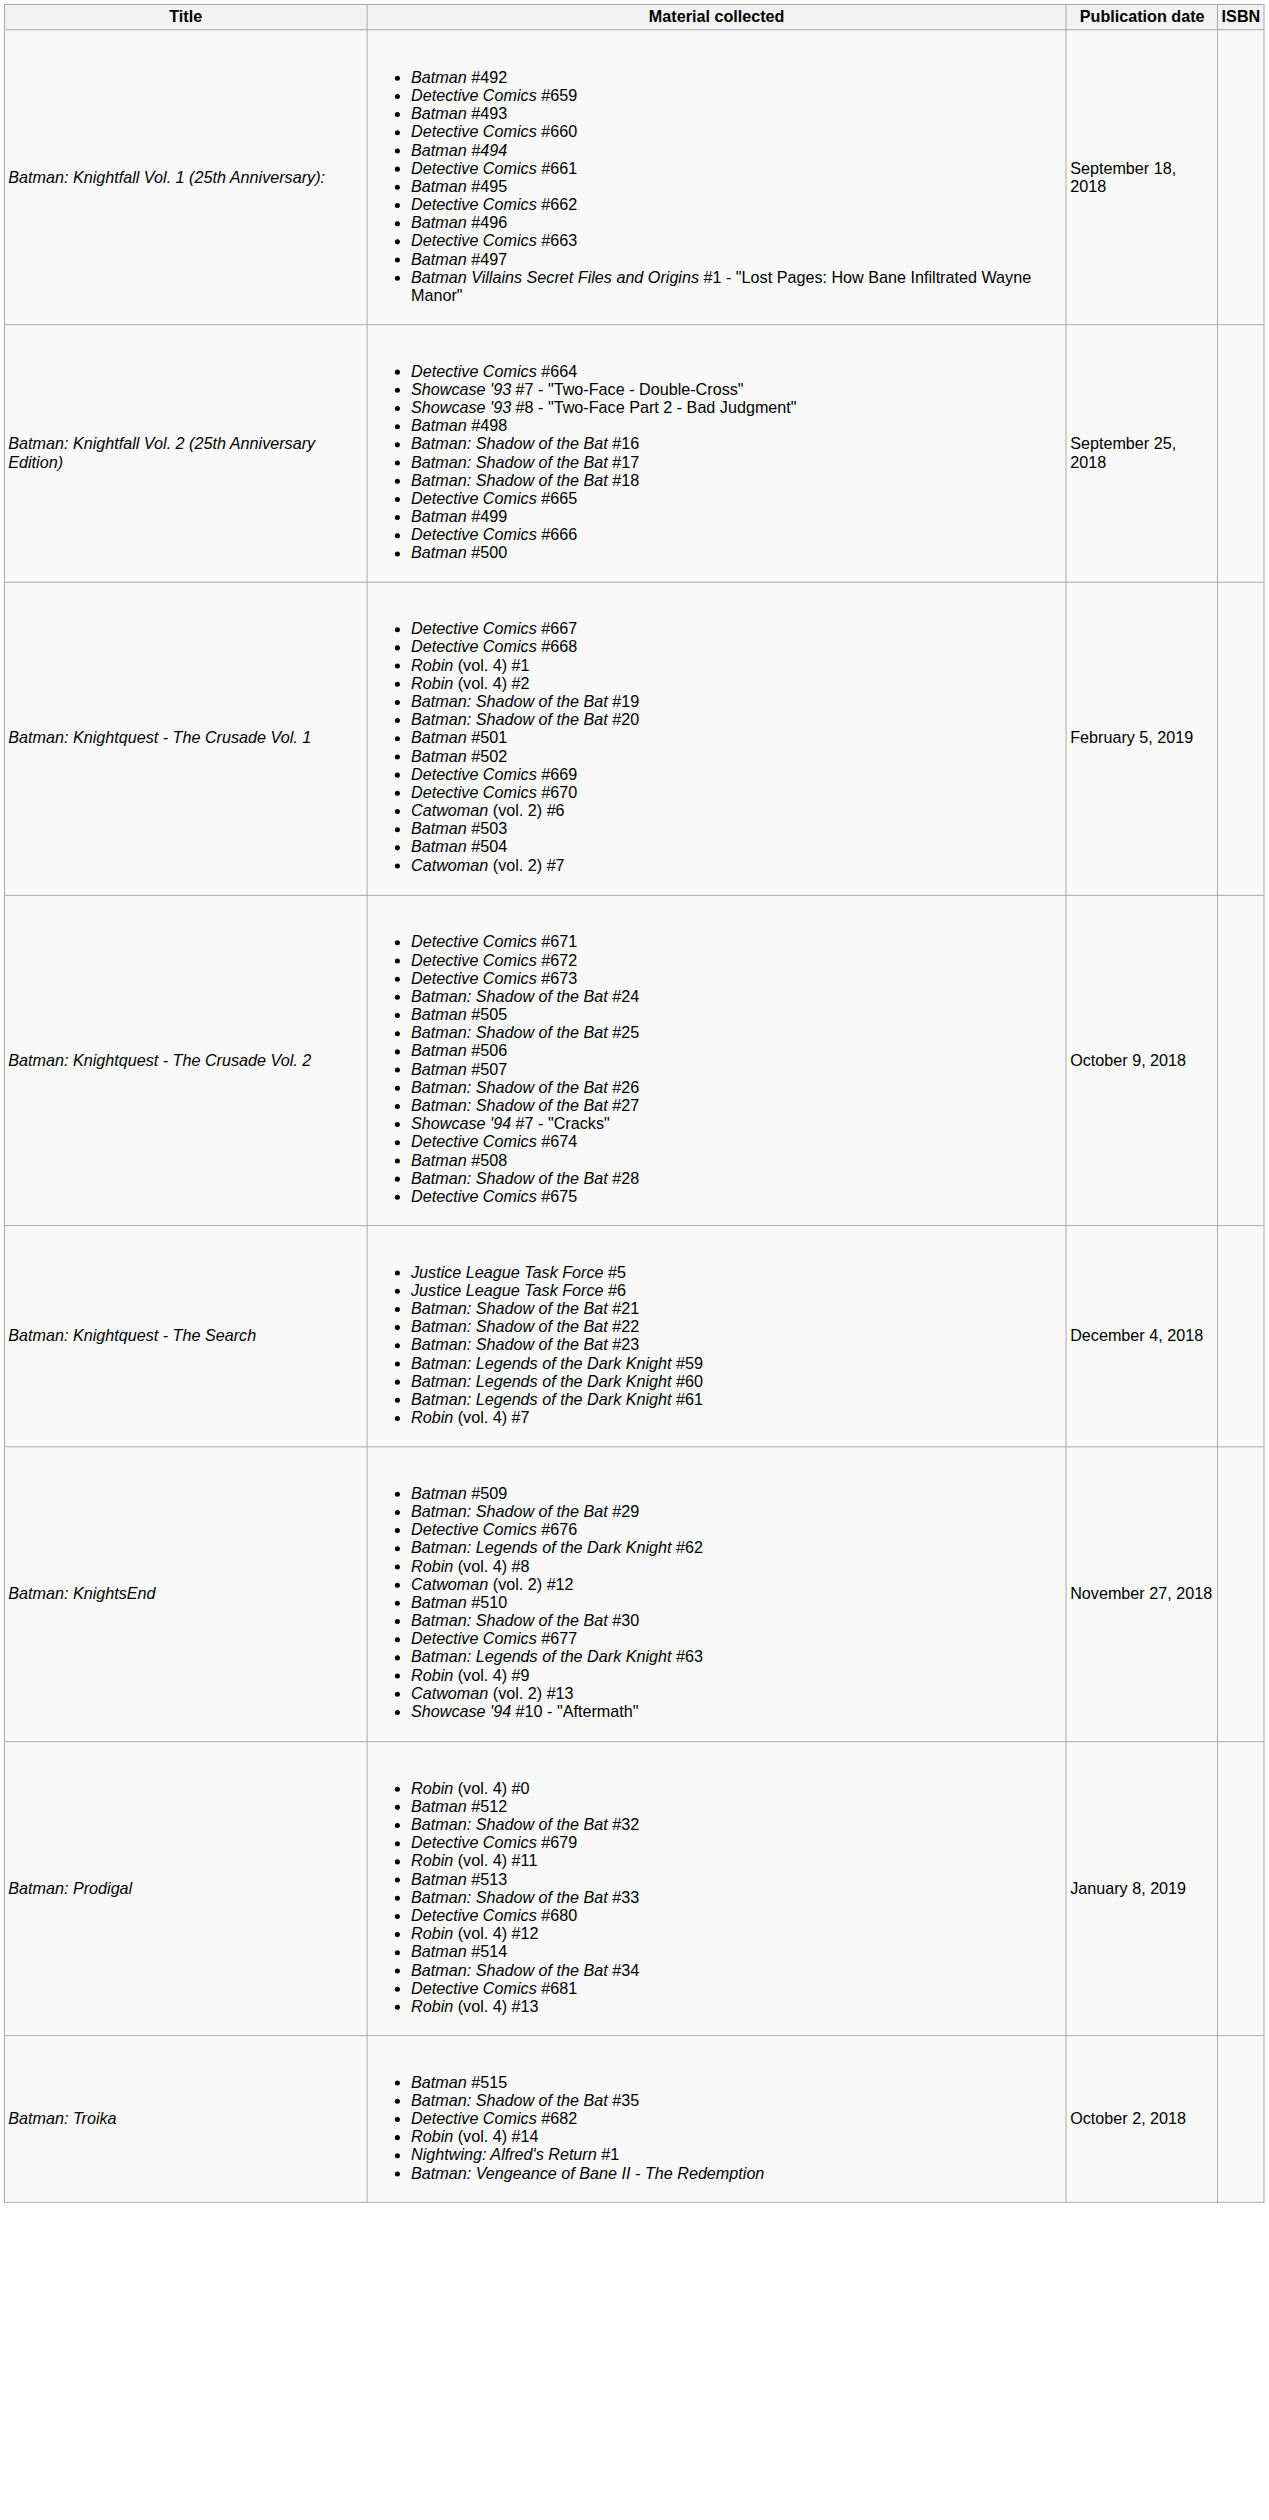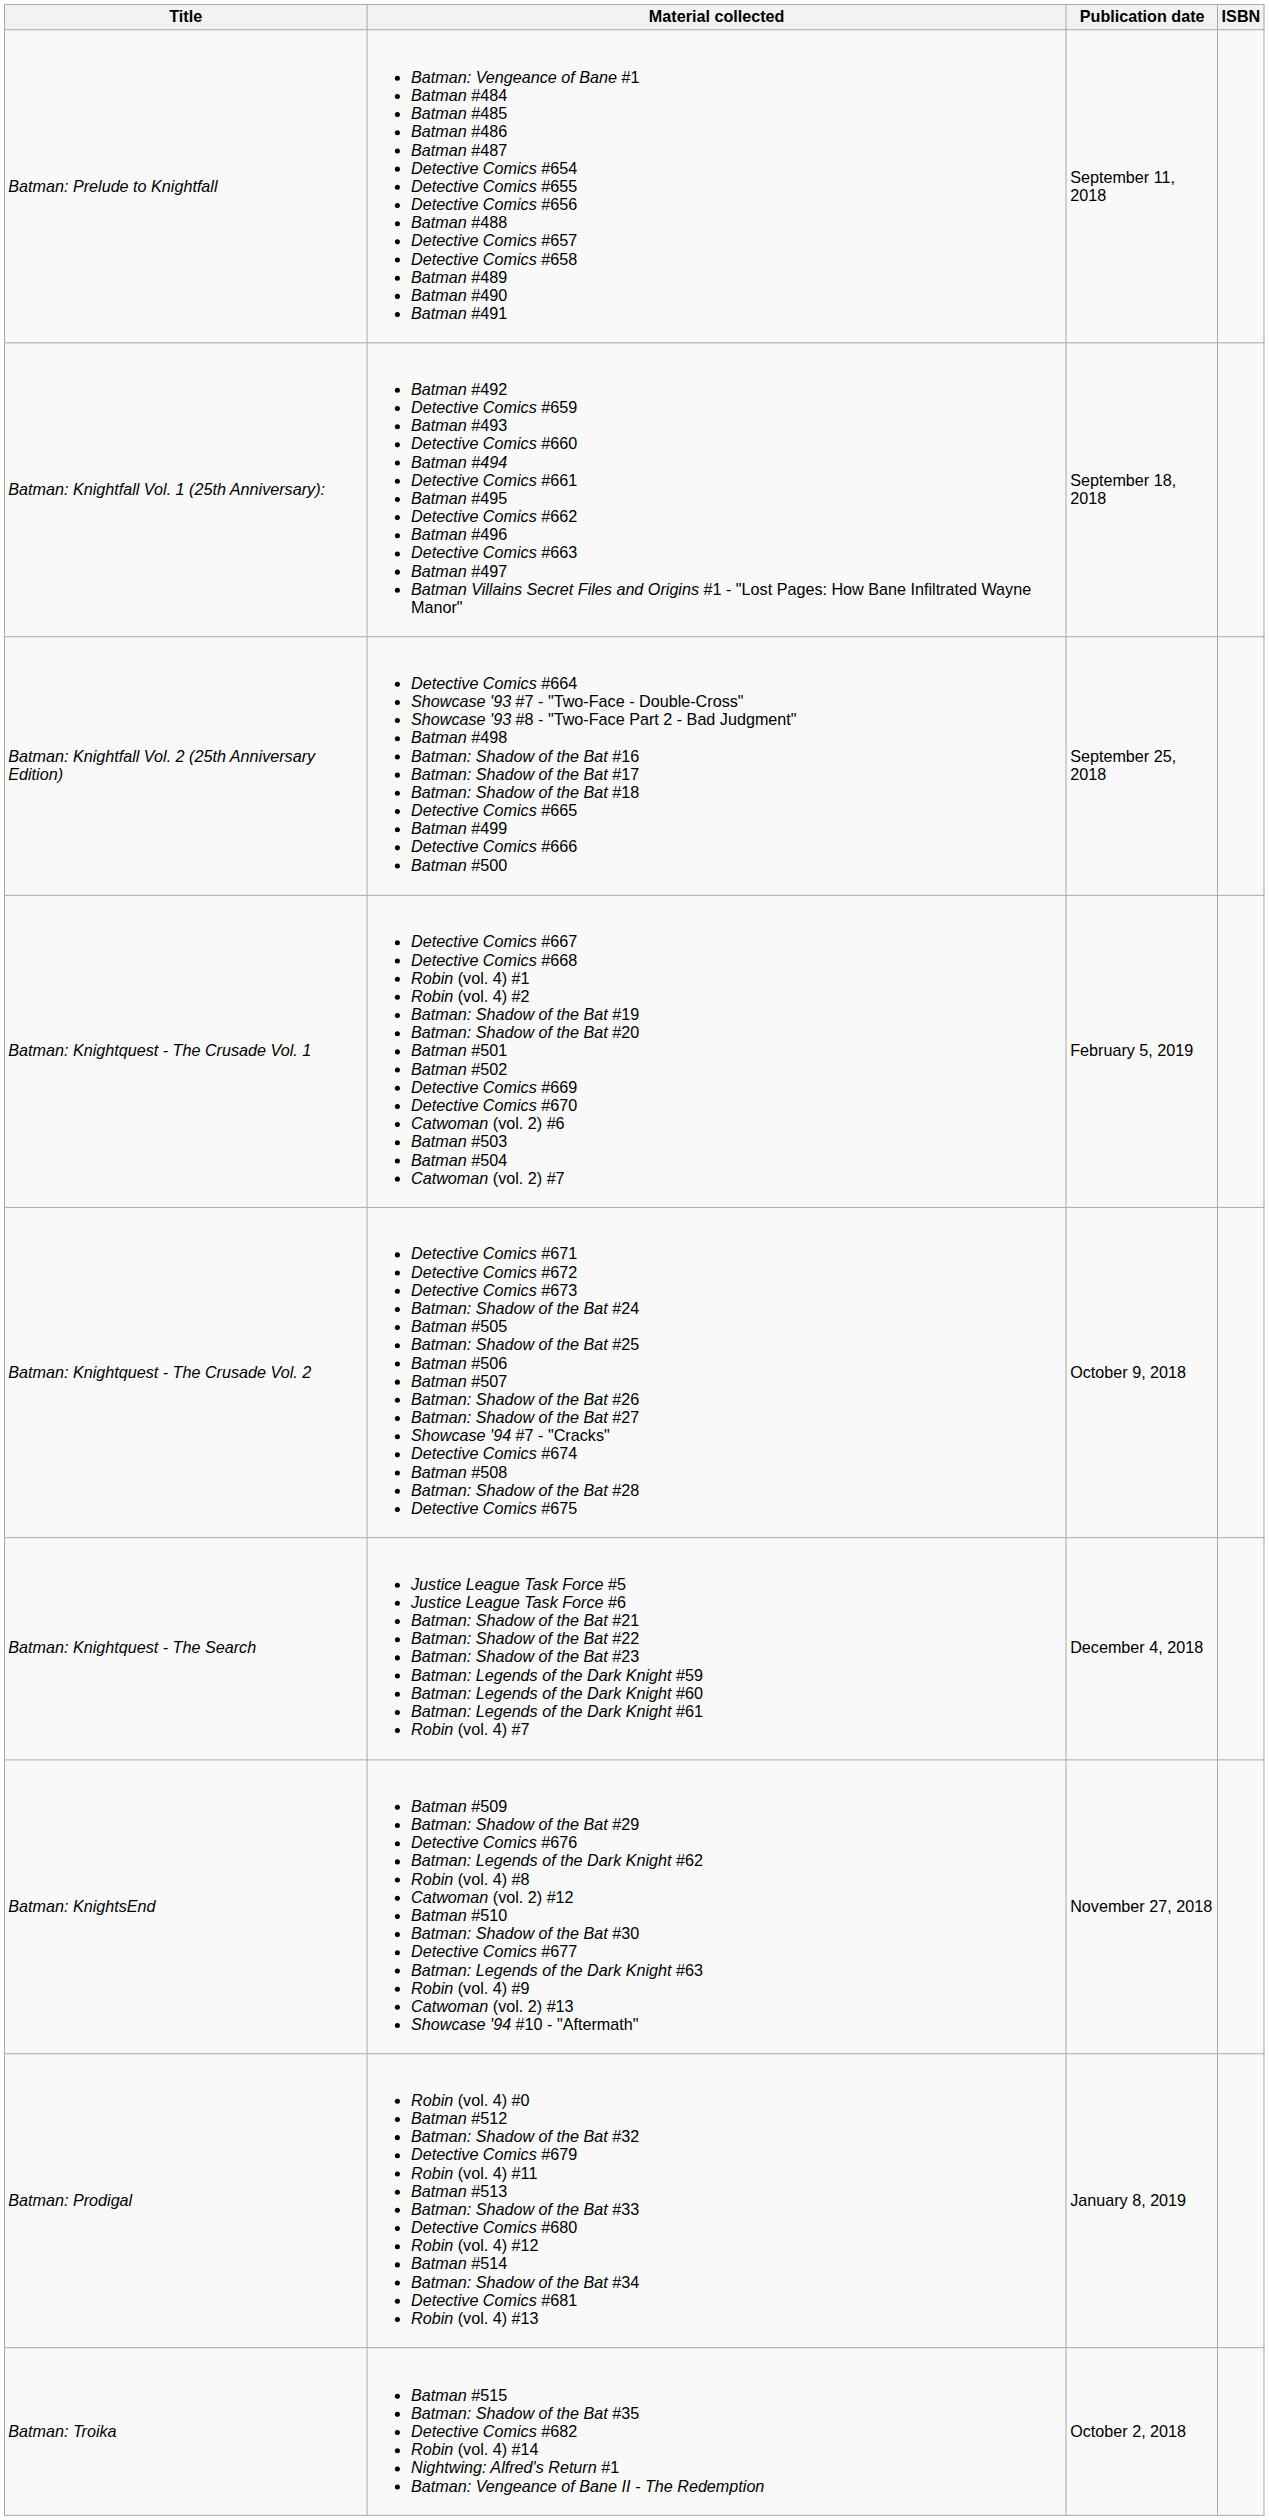+ row: (113, 186)
